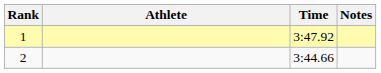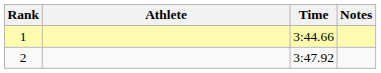(314, 36) 3:47.92 -> (314, 36) 3:44.66
(314, 57) 3:44.66 -> (314, 57) 3:47.92
